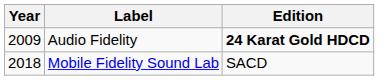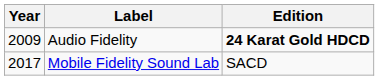(24, 63) 2018 -> (24, 63) 2017
